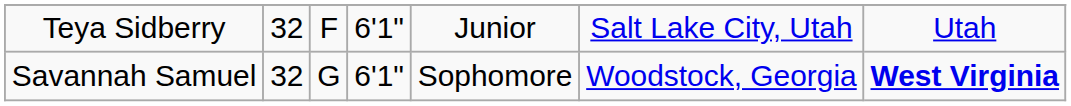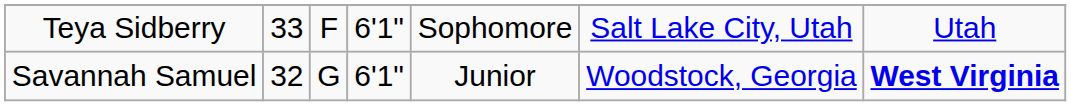(287, 28) 32 -> (287, 28) 33
(495, 28) Junior -> (495, 28) Sophomore
(495, 75) Sophomore -> (495, 75) Junior
